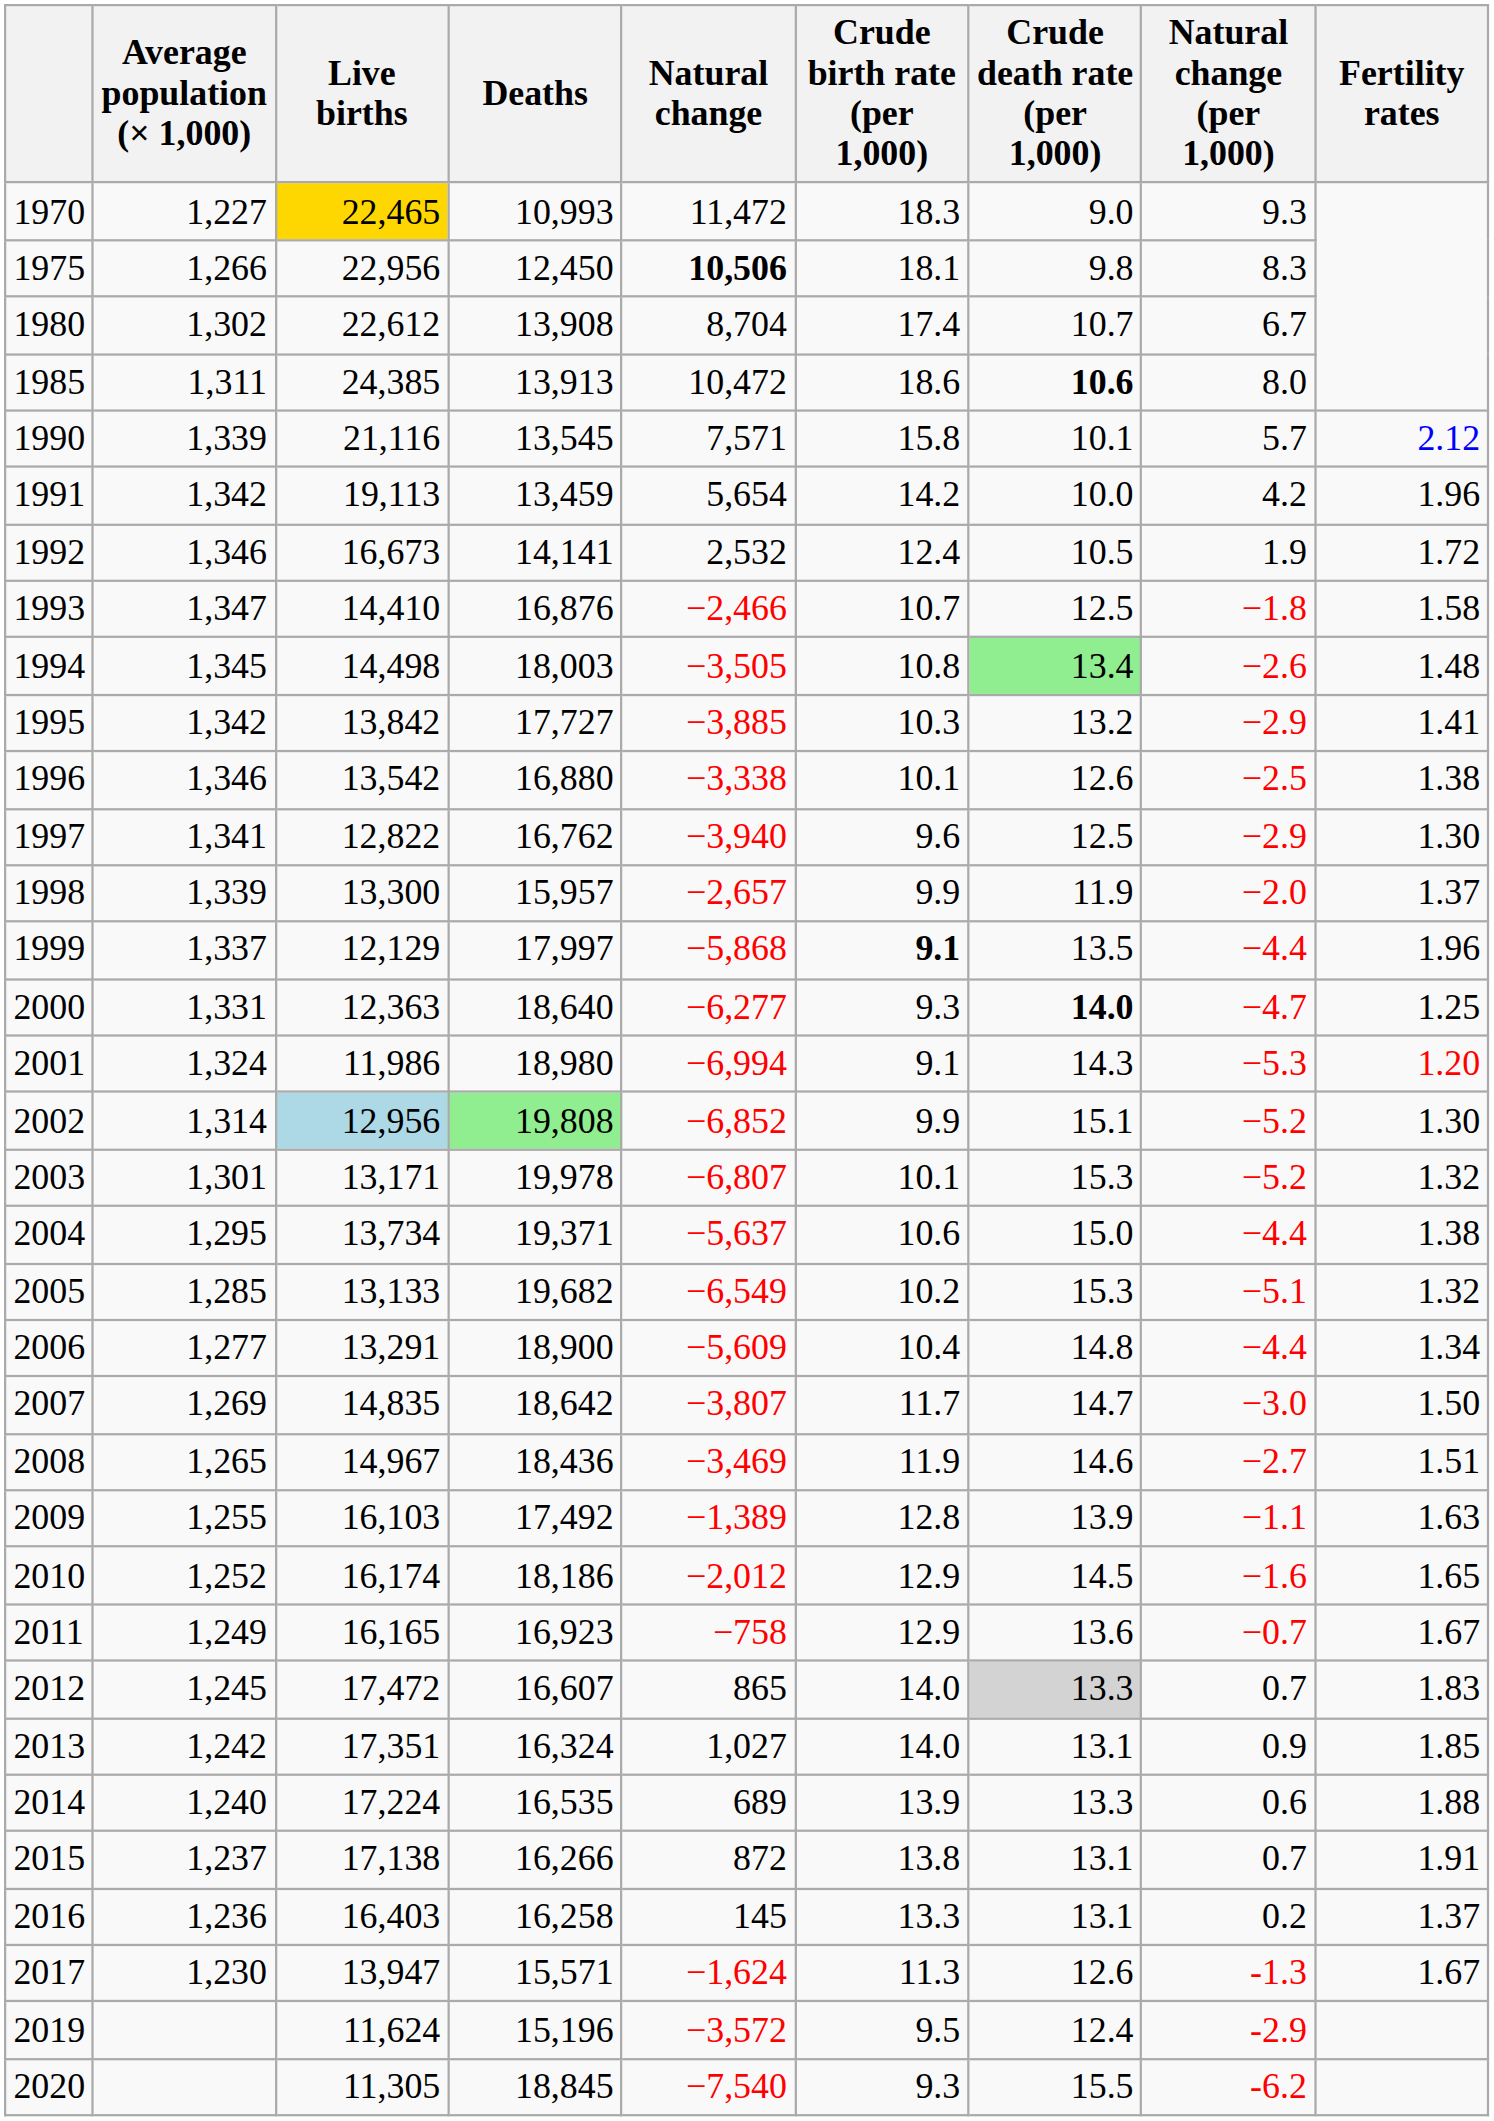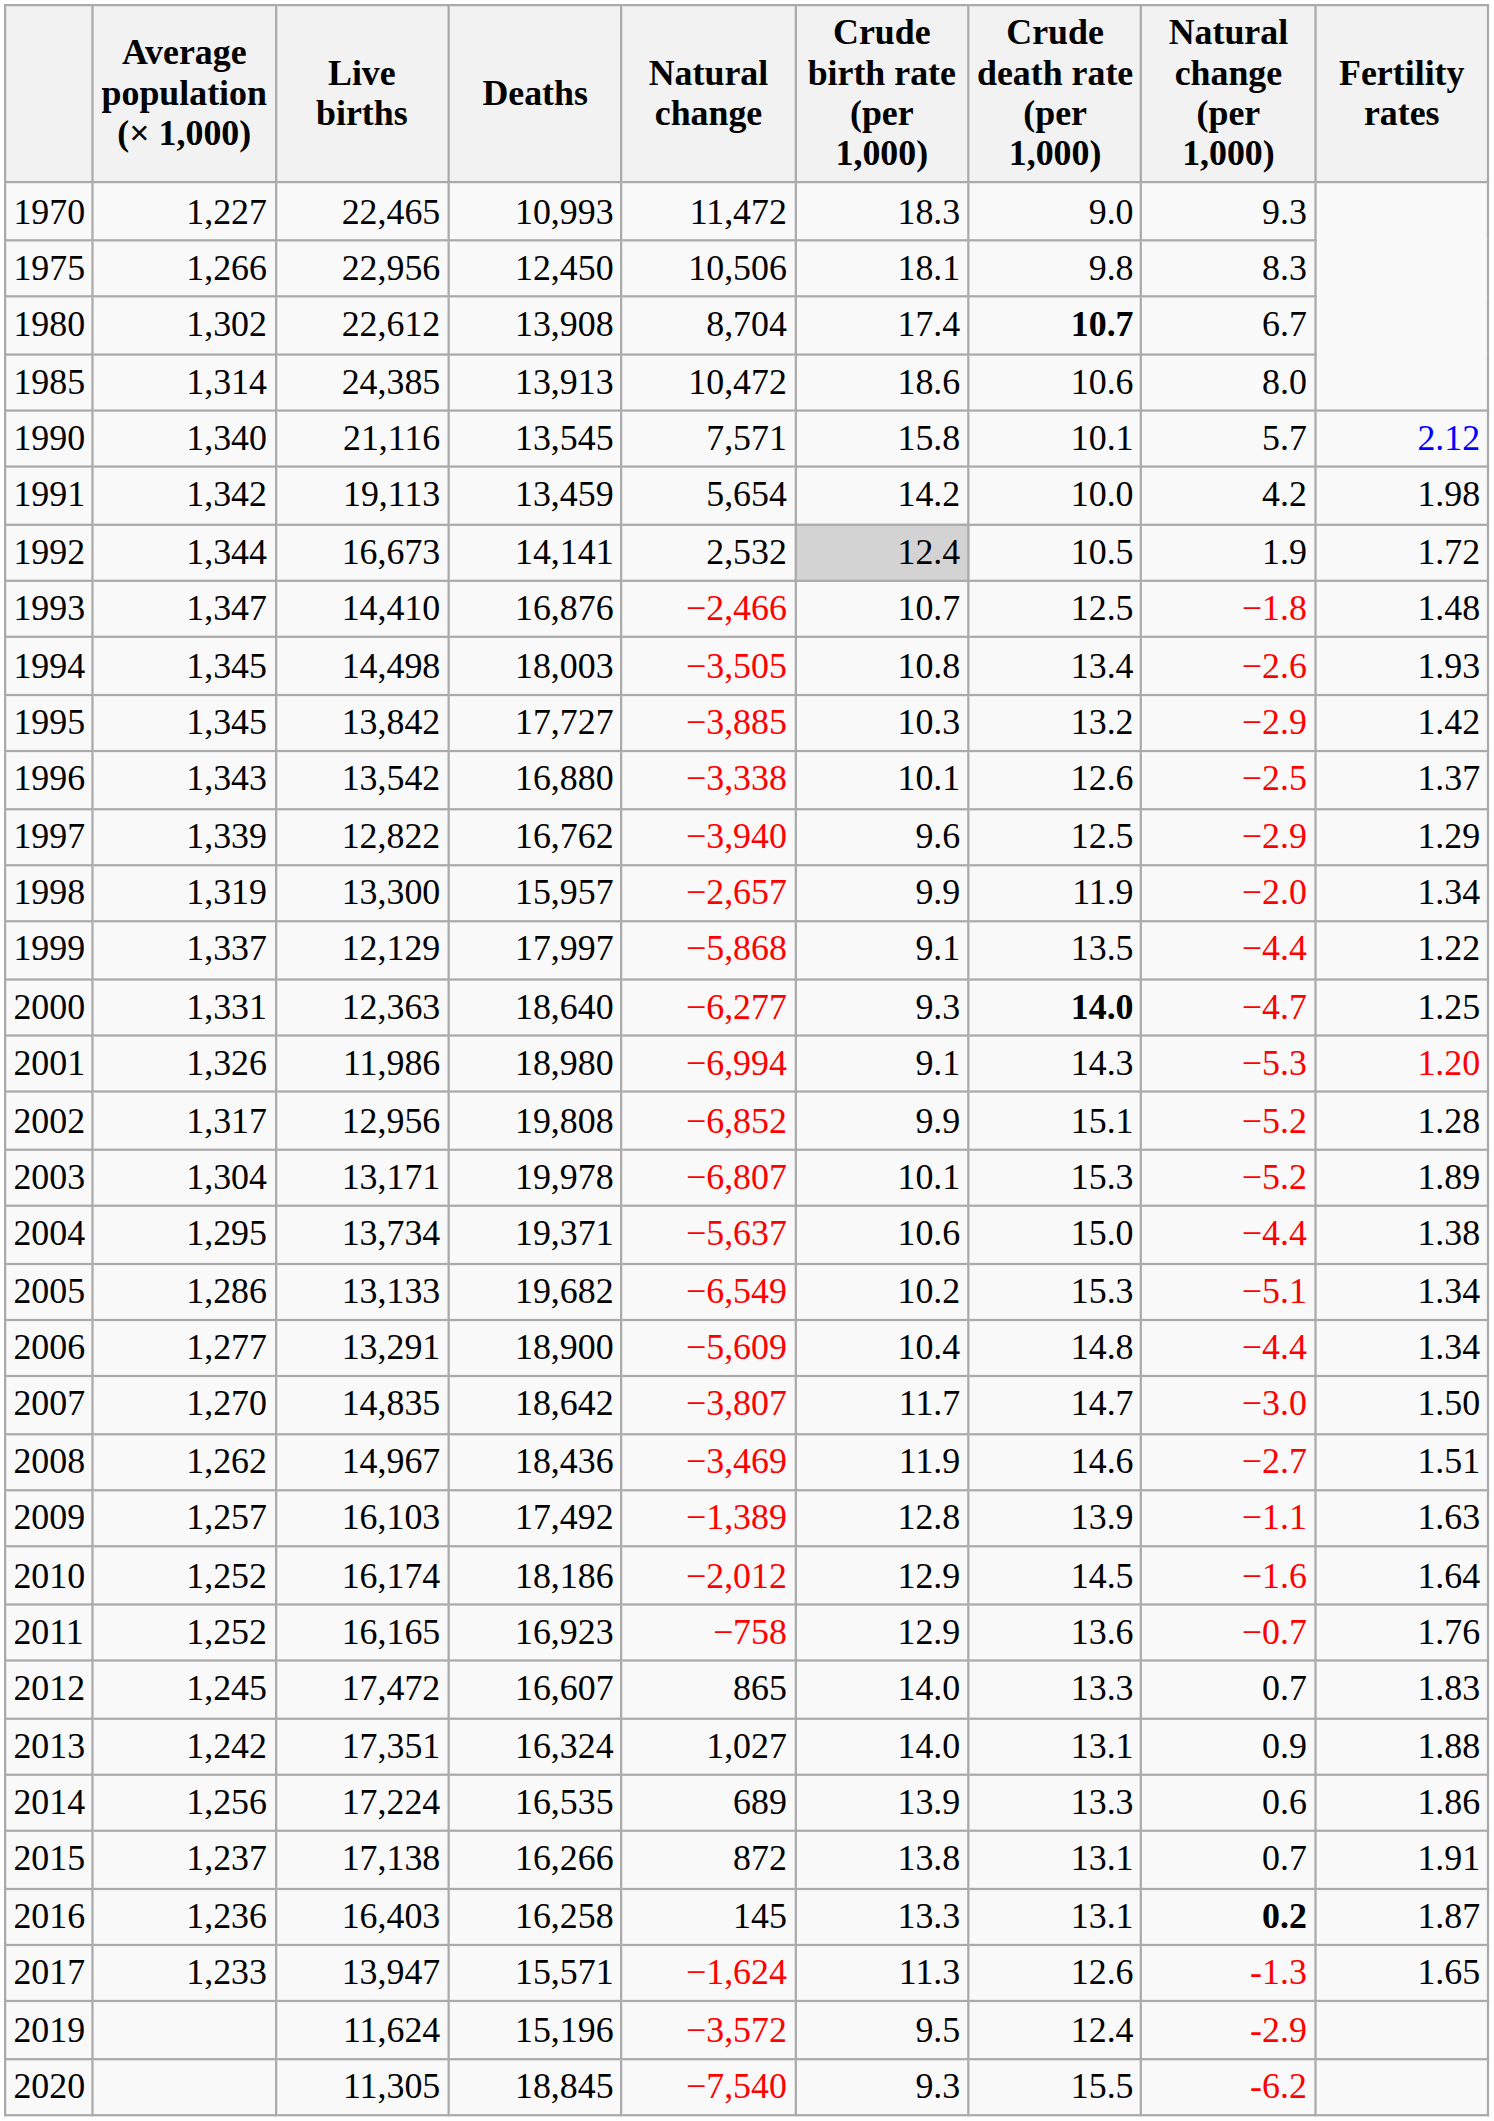(391, 210) gold background -> (391, 210) no background
(738, 267) bold -> (738, 267) normal
(1102, 324) normal -> (1102, 324) bold
(227, 381) 1,311 -> (227, 381) 1,314
(1102, 381) bold -> (1102, 381) normal
(227, 438) 1,339 -> (227, 438) 1,340
(1449, 494) 1.96 -> (1449, 494) 1.98
(227, 551) 1,346 -> (227, 551) 1,344
(929, 551) no background -> (929, 551) lightgrey background
(1449, 608) 1.58 -> (1449, 608) 1.48
(1102, 665) lightgreen background -> (1102, 665) no background
(1449, 665) 1.48 -> (1449, 665) 1.93
(227, 722) 1,342 -> (227, 722) 1,345
(1449, 722) 1.41 -> (1449, 722) 1.42
(227, 779) 1,346 -> (227, 779) 1,343
(1449, 779) 1.38 -> (1449, 779) 1.37
(227, 835) 1,341 -> (227, 835) 1,339
(1449, 835) 1.30 -> (1449, 835) 1.29
(227, 892) 1,339 -> (227, 892) 1,319
(1449, 892) 1.37 -> (1449, 892) 1.34
(938, 949) bold -> (938, 949) normal
(1449, 949) 1.96 -> (1449, 949) 1.22
(227, 1063) 1,324 -> (227, 1063) 1,326
(227, 1120) 1,314 -> (227, 1120) 1,317
(391, 1120) lightblue background -> (391, 1120) no background
(564, 1120) lightgreen background -> (564, 1120) no background
(1449, 1120) 1.30 -> (1449, 1120) 1.28
(227, 1176) 1,301 -> (227, 1176) 1,304
(1449, 1176) 1.32 -> (1449, 1176) 1.89
(227, 1290) 1,285 -> (227, 1290) 1,286
(1449, 1290) 1.32 -> (1449, 1290) 1.34
(227, 1404) 1,269 -> (227, 1404) 1,270
(227, 1461) 1,265 -> (227, 1461) 1,262
(227, 1518) 1,255 -> (227, 1518) 1,257
(1449, 1574) 1.65 -> (1449, 1574) 1.64
(227, 1631) 1,249 -> (227, 1631) 1,252
(1449, 1631) 1.67 -> (1449, 1631) 1.76
(1102, 1688) lightgrey background -> (1102, 1688) no background
(1449, 1745) 1.85 -> (1449, 1745) 1.88
(227, 1802) 1,240 -> (227, 1802) 1,256
(1449, 1802) 1.88 -> (1449, 1802) 1.86
(1284, 1915) normal -> (1284, 1915) bold
(1449, 1915) 1.37 -> (1449, 1915) 1.87
(227, 1972) 1,230 -> (227, 1972) 1,233
(1449, 1972) 1.67 -> (1449, 1972) 1.65
